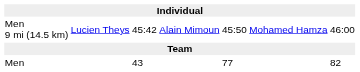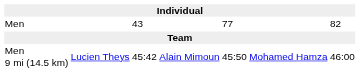rows swapped: (37, 29) <-> (15, 62)
